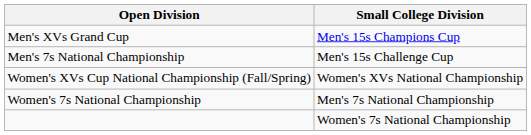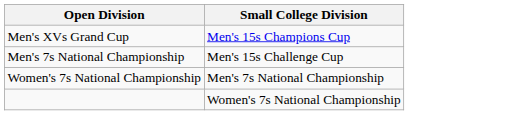- row: (159, 78)
